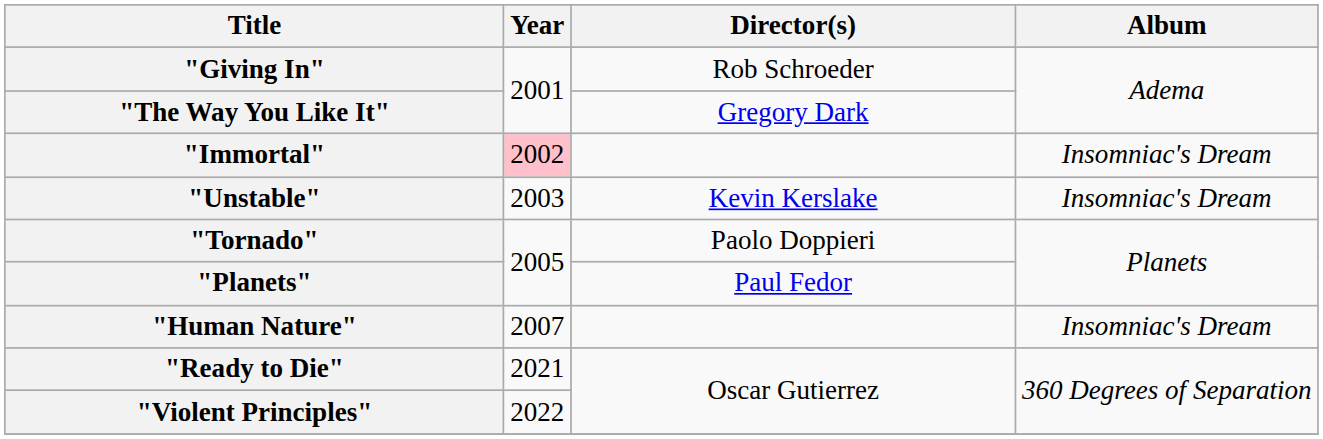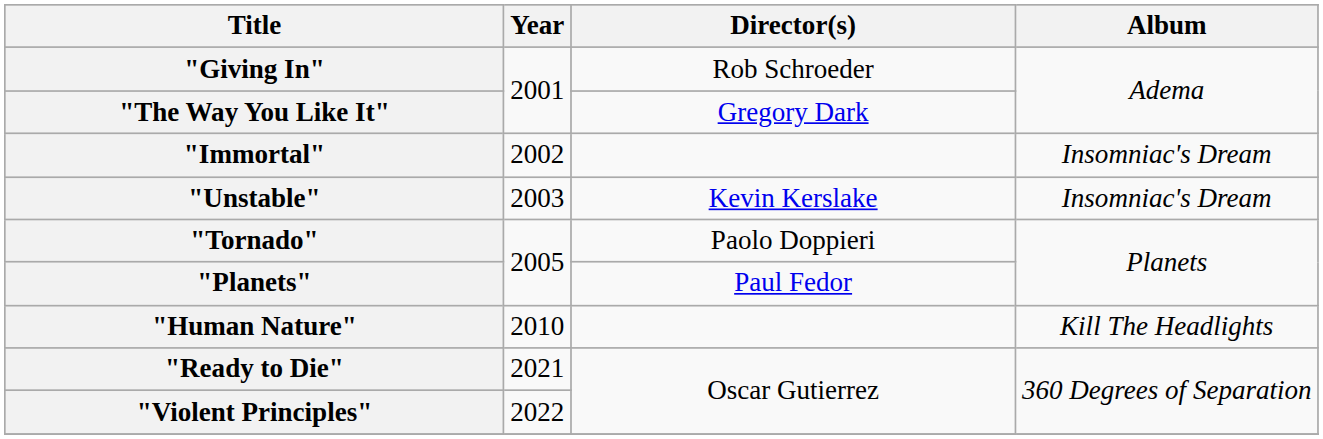(537, 154) pink background -> (537, 154) no background
(537, 326) 2007 -> (537, 326) 2010
(1167, 326) Insomniac's Dream -> (1167, 326) Kill The Headlights
